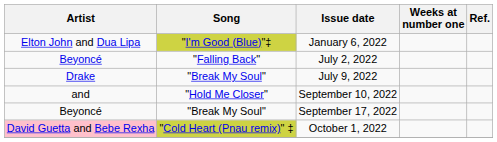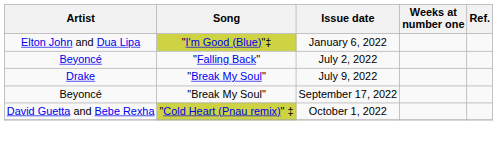- row: (348, 94)
(81, 128) pink background -> (81, 111) no background
